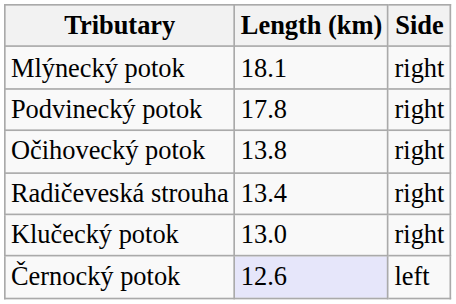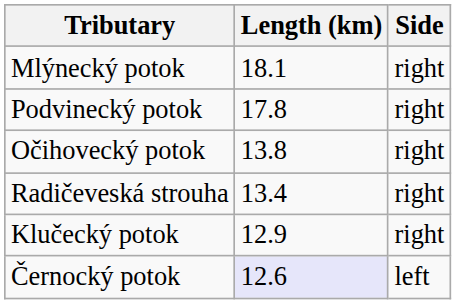(264, 234) 13.0 -> (264, 234) 12.9
